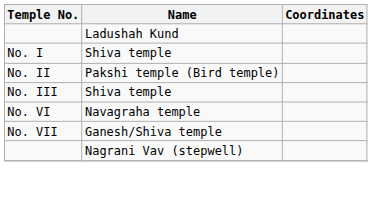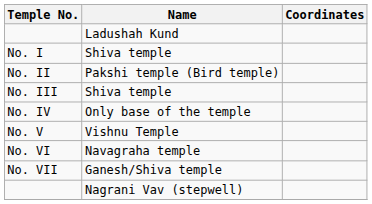+ row: (29, 112)
+ row: (25, 131)
